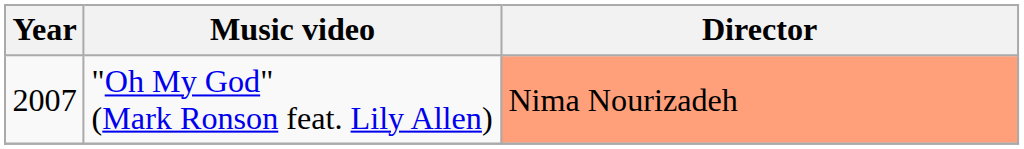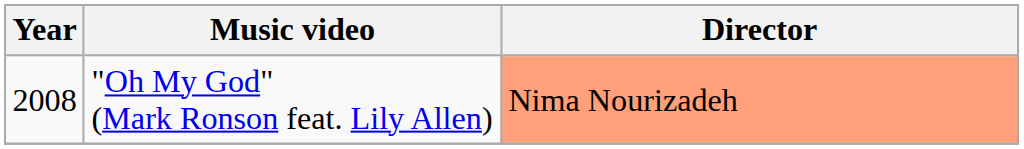(45, 99) 2007 -> (45, 99) 2008
